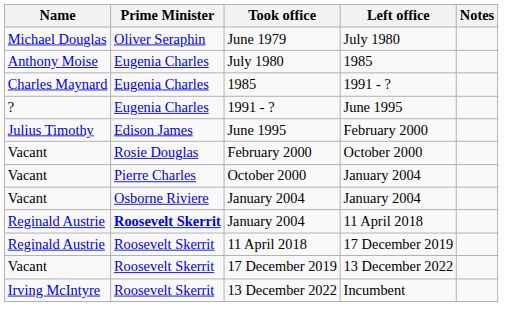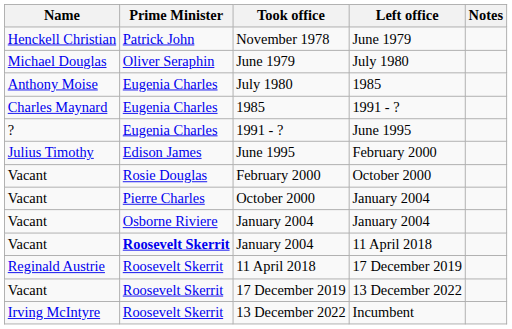+ row: (283, 38)
(56, 221) Reginald Austrie -> (27, 244) Vacant
